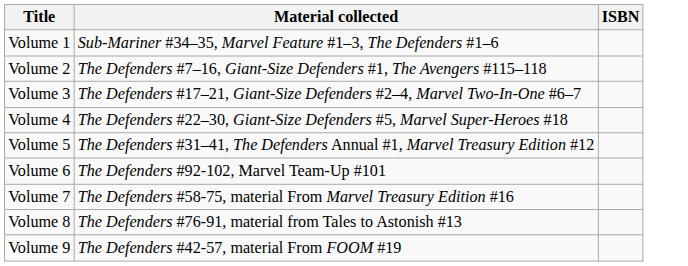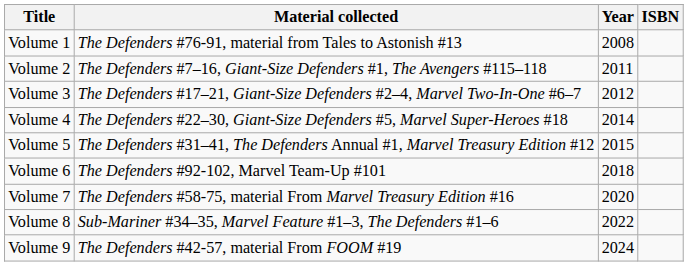+ column: (618, 17)
(288, 42) Sub-Mariner #34–35, Marvel Feature #1–3, The Defenders #1–6 -> (270, 42) The Defenders #76-91, material from Tales to Astonish #13
(270, 222) The Defenders #76-91, material from Tales to Astonish #13 -> (288, 222) Sub-Mariner #34–35, Marvel Feature #1–3, The Defenders #1–6
